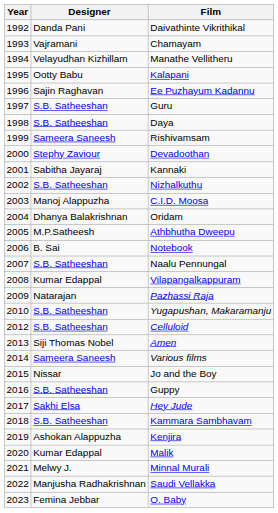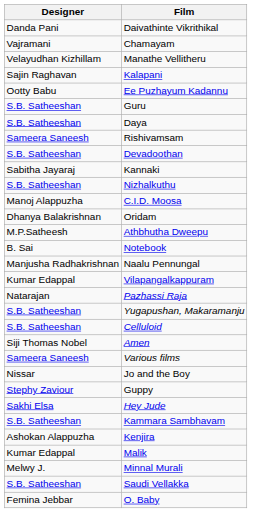- column: (18, 12)
(58, 75) Ootty Babu -> (42, 75) Sajin Raghavan
(68, 91) Sajin Raghavan -> (31, 91) Ootty Babu
(67, 153) Stephy Zaviour -> (44, 153) S.B. Satheeshan
(70, 264) S.B. Satheeshan -> (63, 264) Manjusha Radhakrishnan
(70, 389) S.B. Satheeshan -> (40, 389) Stephy Zaviour
(89, 484) Manjusha Radhakrishnan -> (44, 484) S.B. Satheeshan
